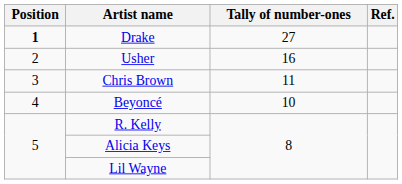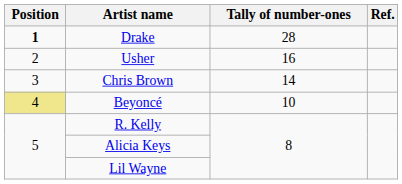(289, 37) 27 -> (289, 37) 28
(289, 80) 11 -> (289, 80) 14
(35, 102) no background -> (35, 102) khaki background
